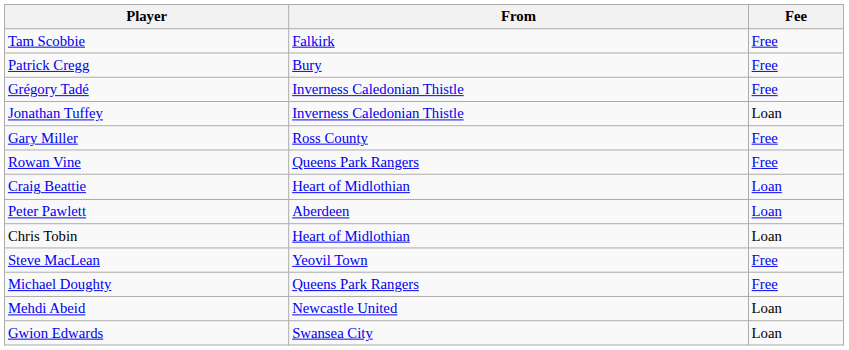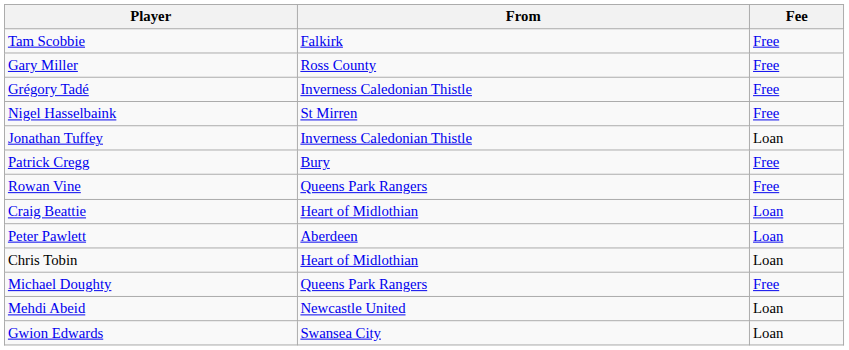rows swapped: (43, 138) <-> (49, 65)
+ row: (62, 114)
- row: (54, 259)
